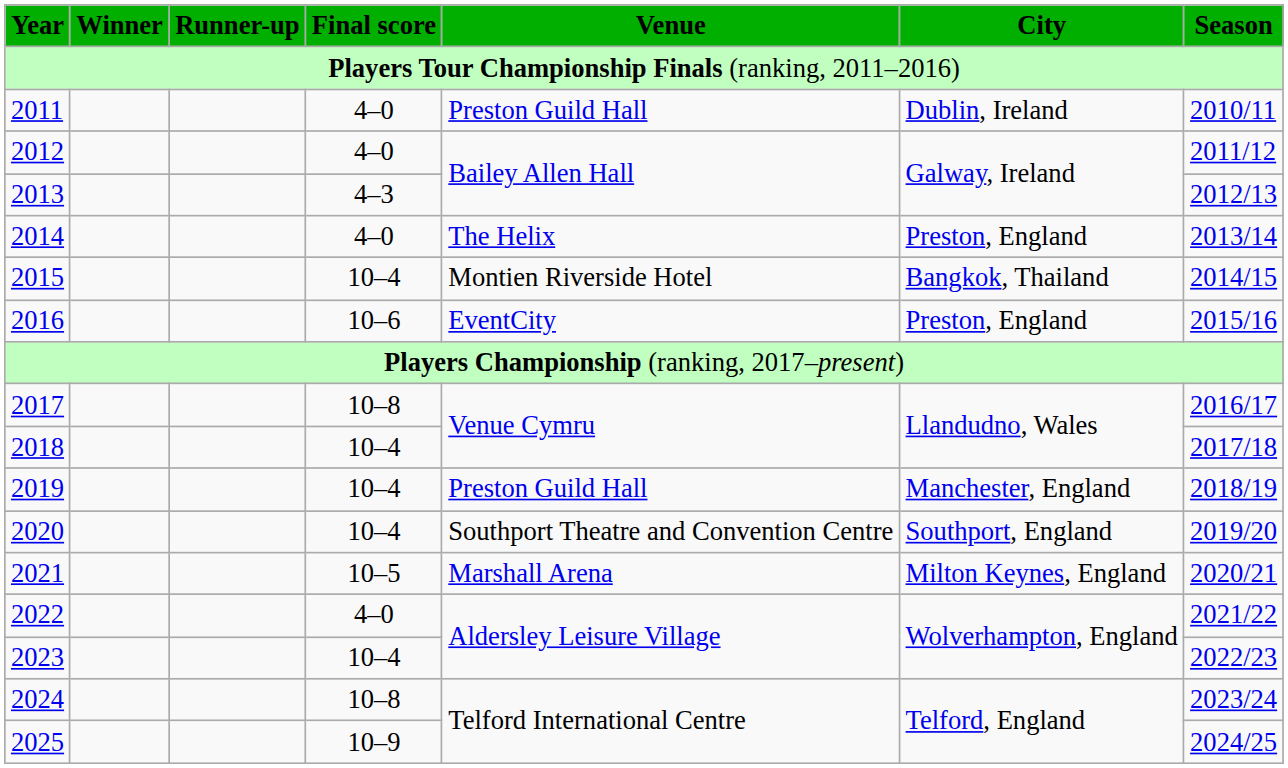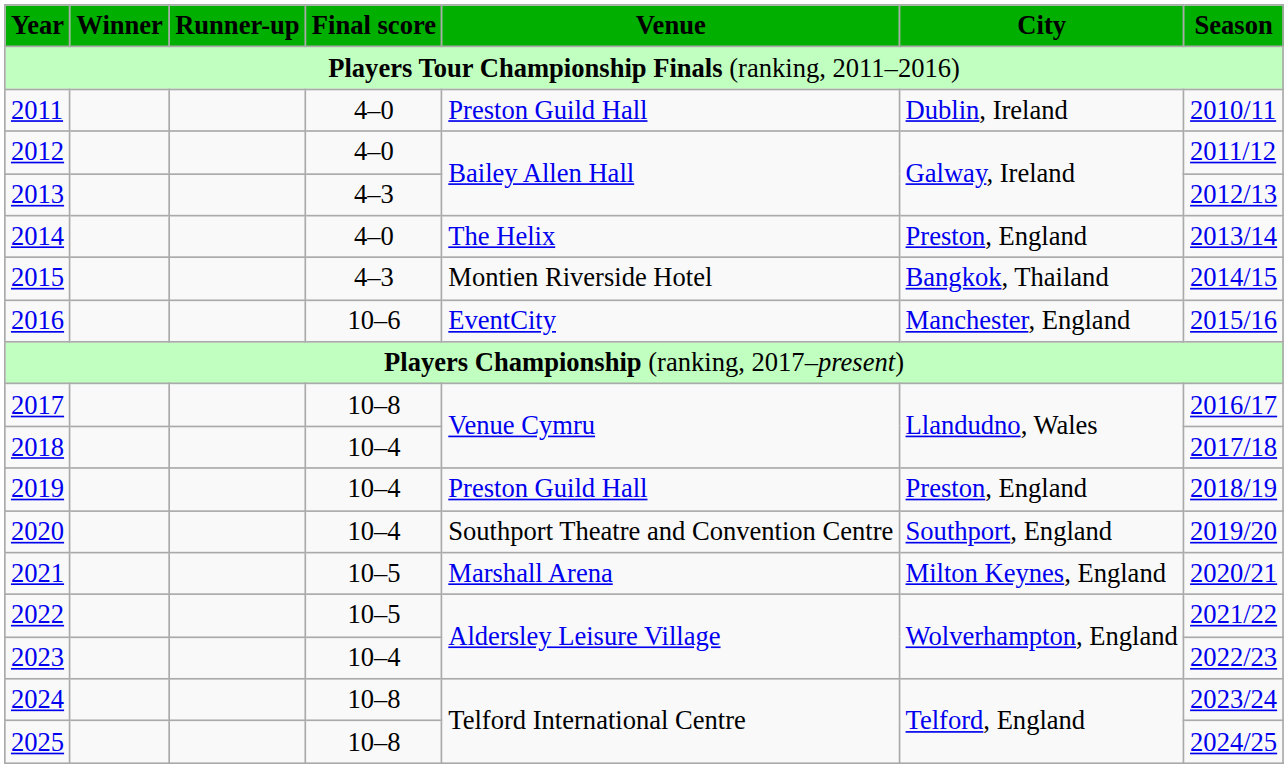(374, 278) 10–4 -> (374, 278) 4–3
(996, 320) Preston, England -> (1018, 320) Manchester, England
(1018, 488) Manchester, England -> (996, 488) Preston, England
(374, 615) 4–0 -> (374, 615) 10–5
(374, 741) 10–9 -> (374, 741) 10–8
